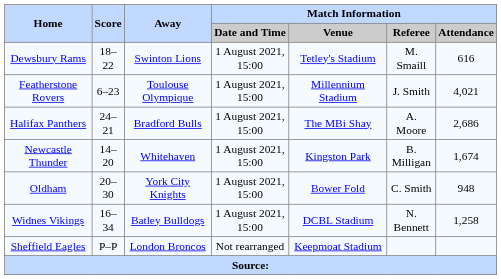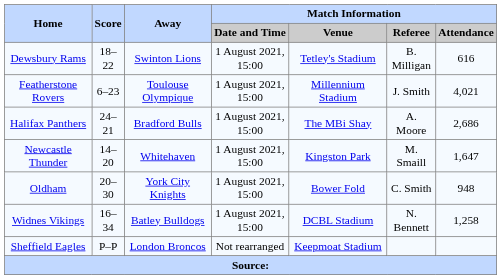(411, 58) M. Smaill -> (411, 58) B. Milligan
(411, 155) B. Milligan -> (411, 155) M. Smaill
(466, 155) 1,674 -> (466, 155) 1,647
